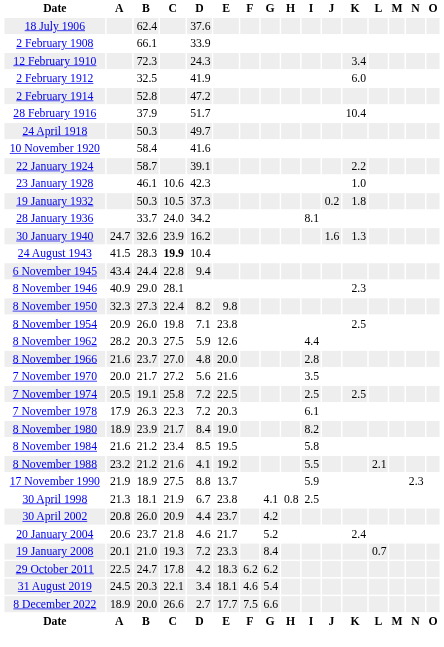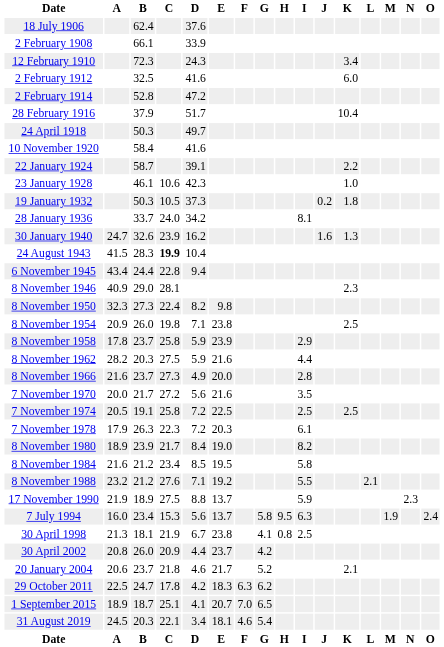(200, 78) 41.9 -> (196, 78) 41.6
+ row: (54, 341)
(227, 341) 12.6 -> (222, 359) 21.6
(174, 359) 27.0 -> (170, 376) 27.3
(203, 359) 4.8 -> (199, 376) 4.9
(174, 464) 21.6 -> (170, 481) 27.6
(203, 464) 4.1 -> (199, 481) 7.1
+ row: (54, 516)
(359, 534) 2.4 -> (351, 569) 2.1
- row: (55, 551)
(250, 569) 6.2 -> (245, 586) 6.3
+ row: (54, 604)
- row: (55, 604)
